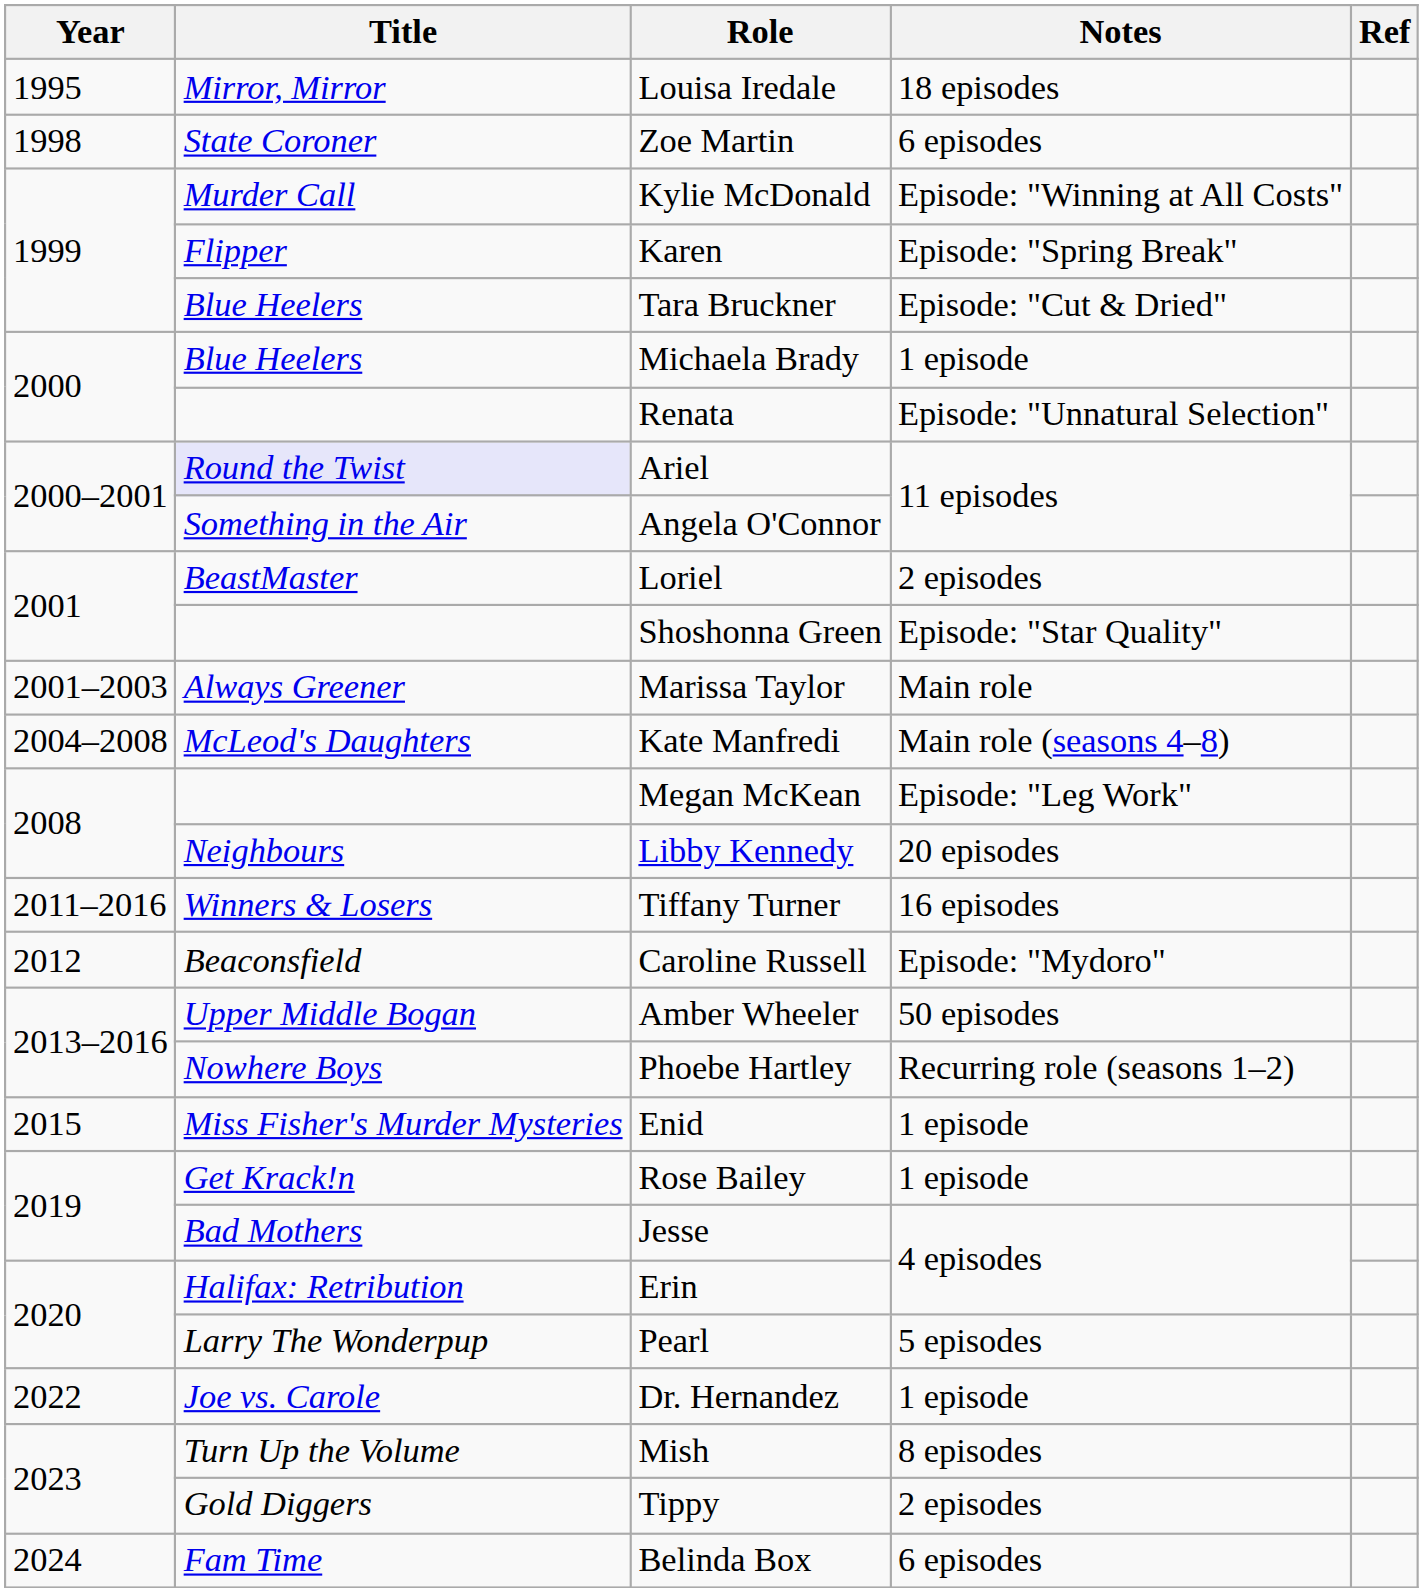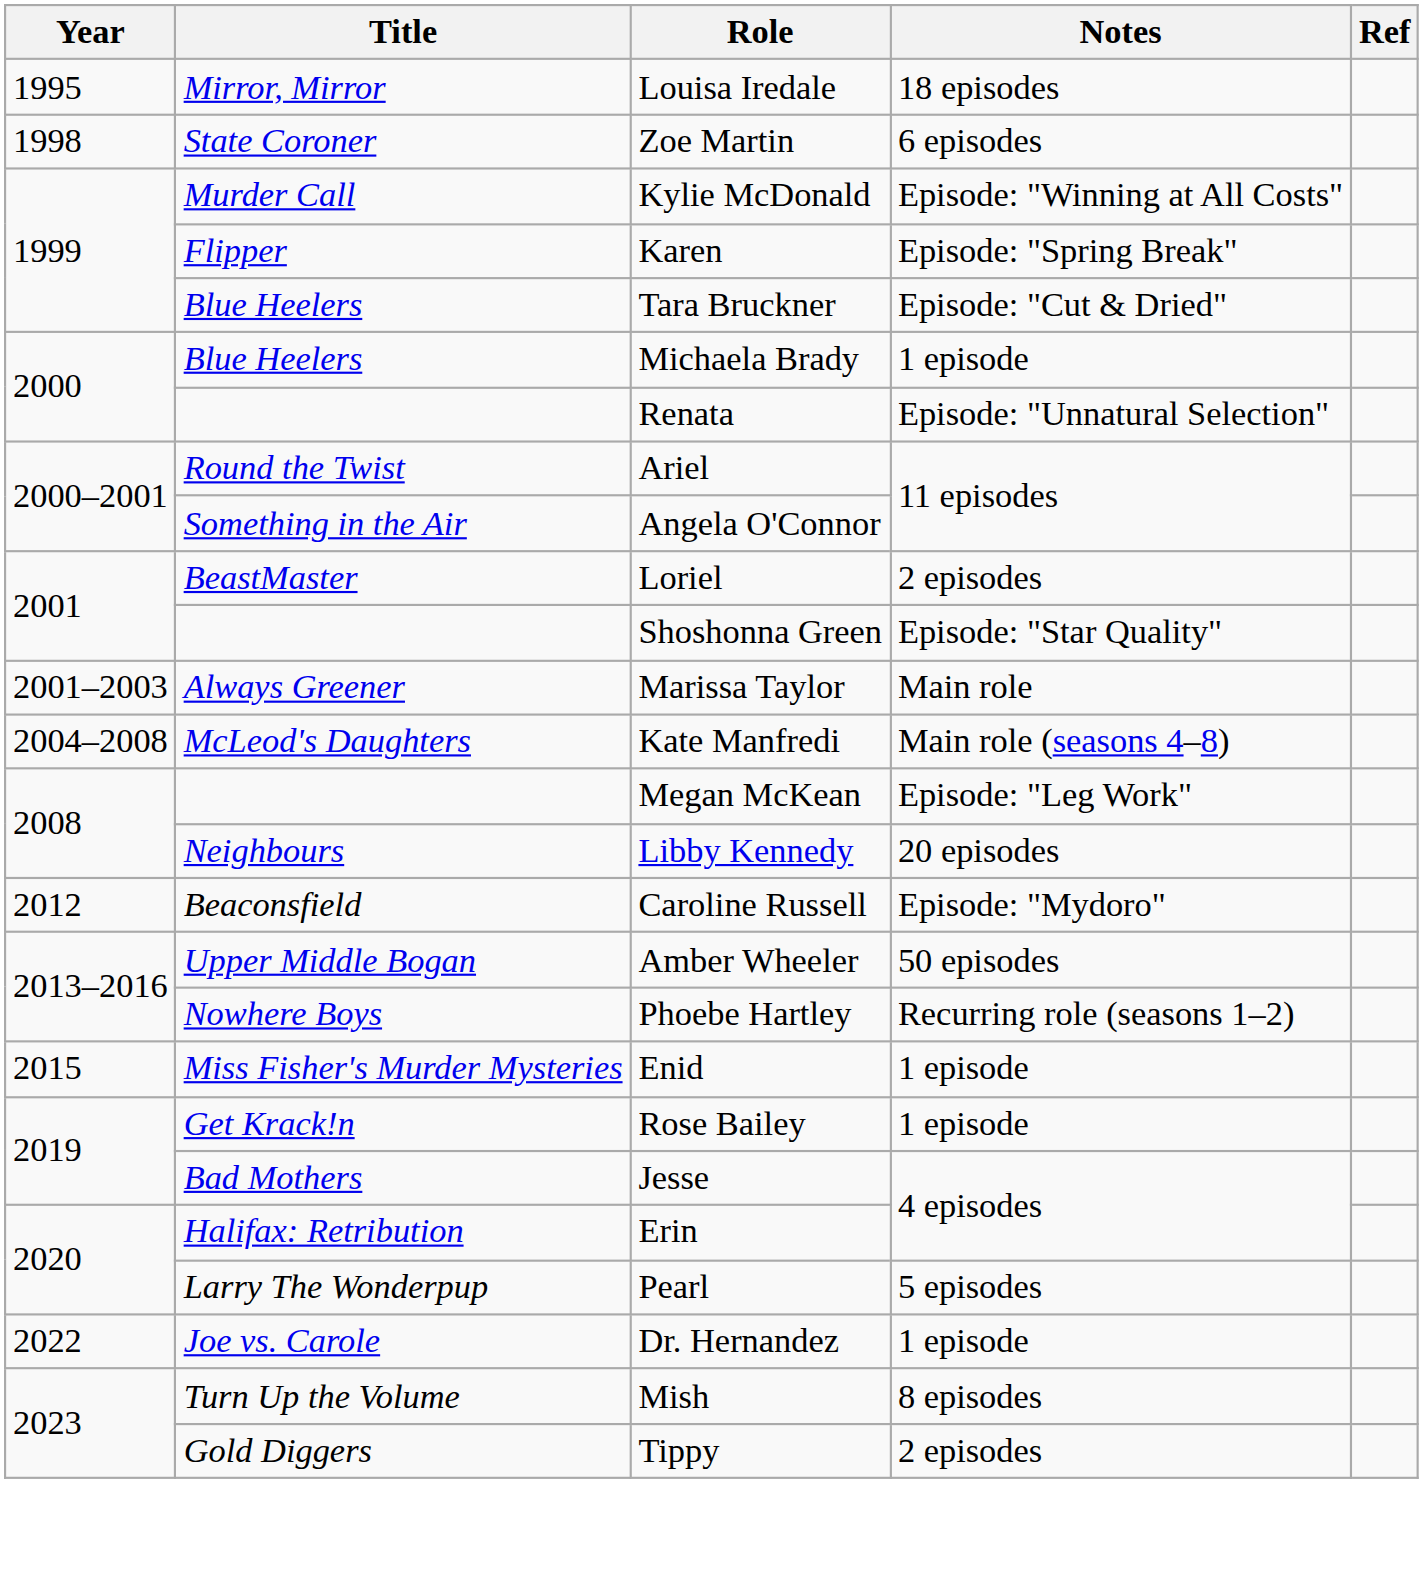(294, 468) lavender background -> (294, 468) no background
- row: (739, 904)
- row: (725, 1559)
